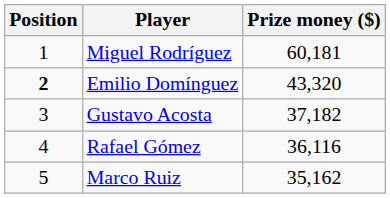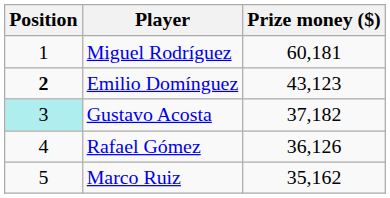(314, 83) 43,320 -> (314, 83) 43,123
(43, 114) no background -> (43, 114) paleturquoise background
(314, 146) 36,116 -> (314, 146) 36,126
